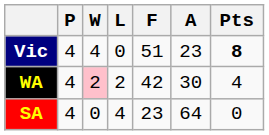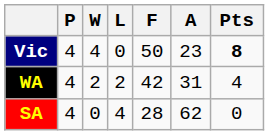(152, 51) 51 -> (152, 51) 50
(95, 83) pink background -> (95, 83) no background
(191, 83) 30 -> (191, 83) 31
(152, 114) 23 -> (152, 114) 28
(191, 114) 64 -> (191, 114) 62
